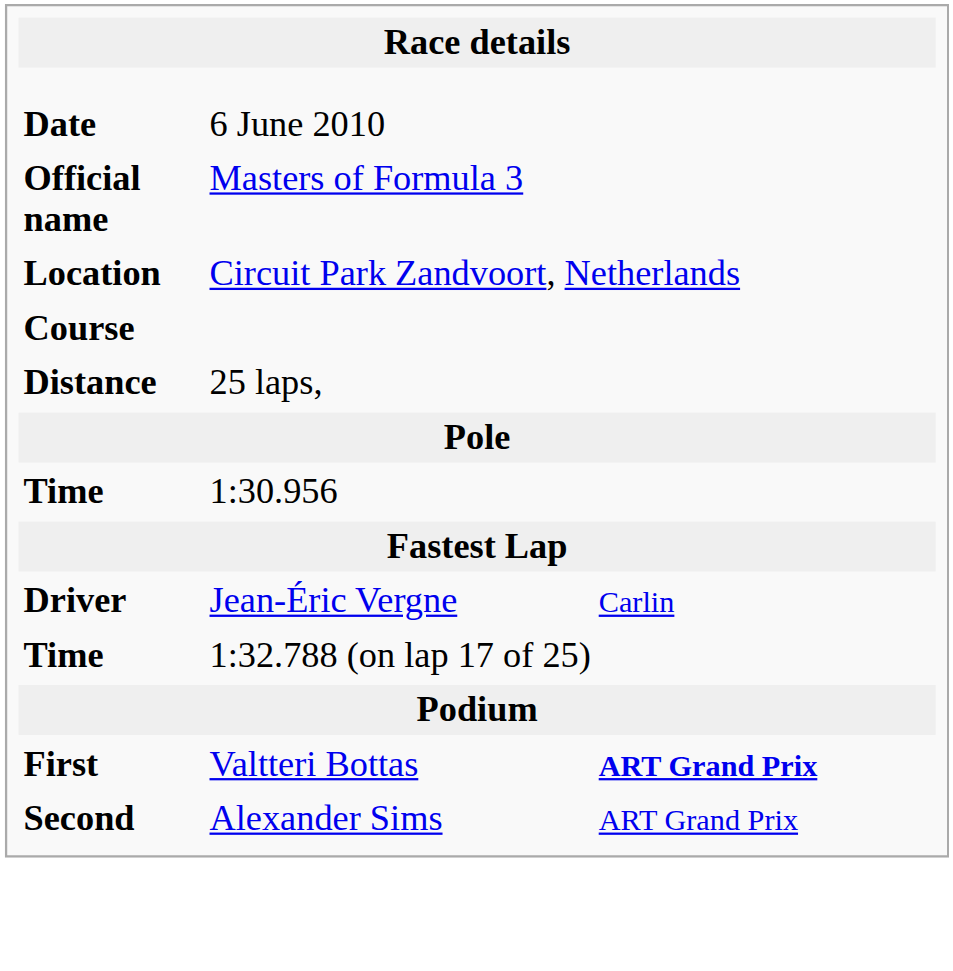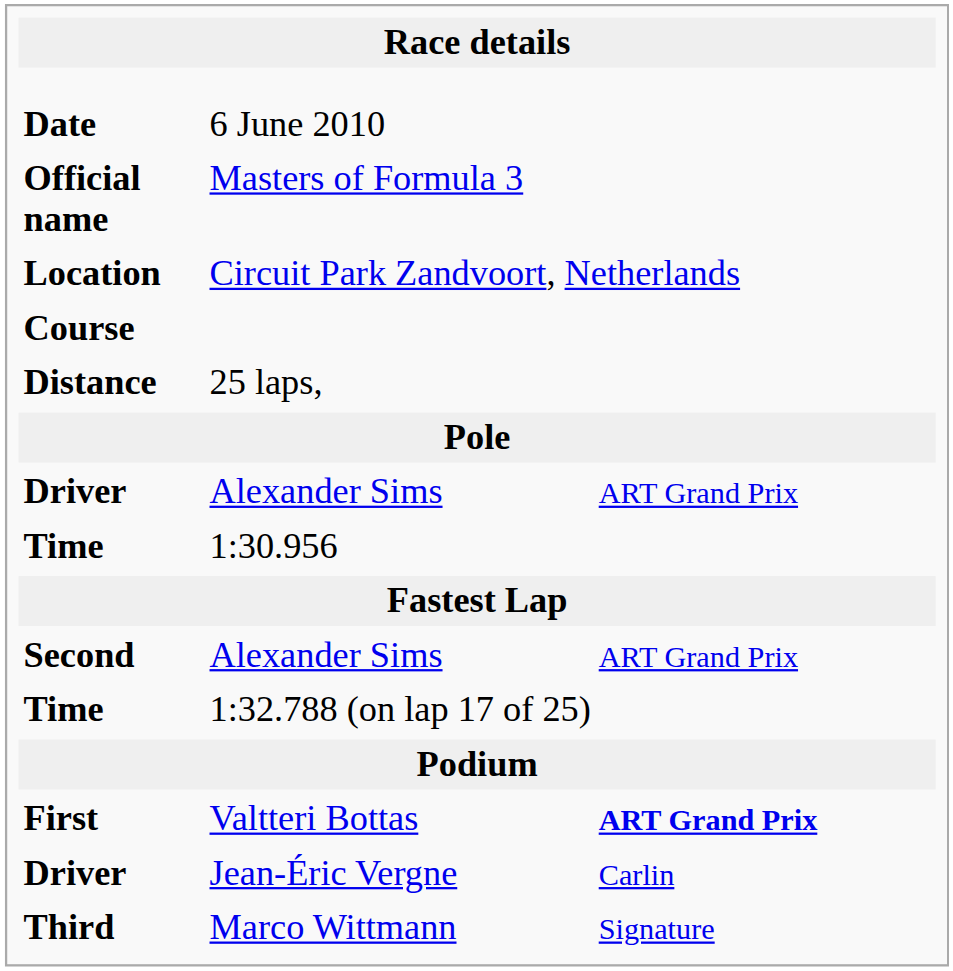+ row: (75, 491)
rows swapped: (75, 600) <-> (79, 818)
+ row: (69, 927)
